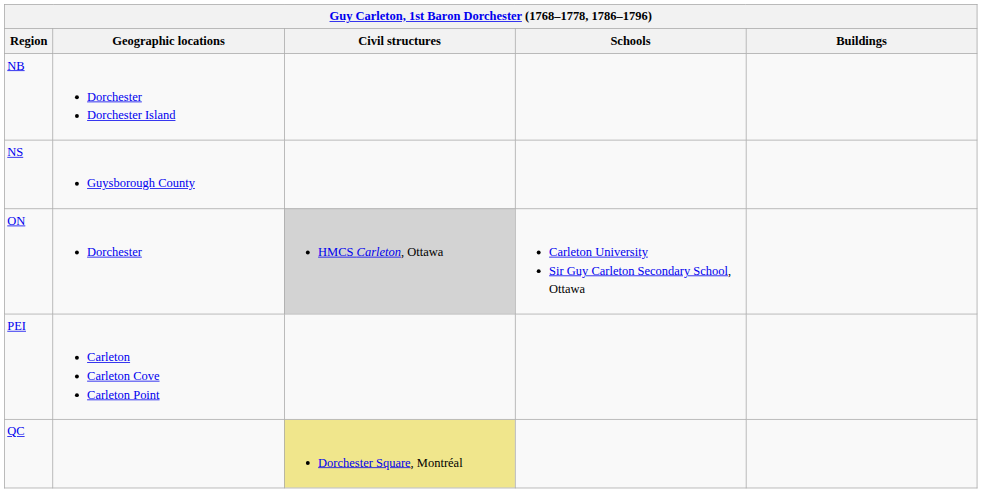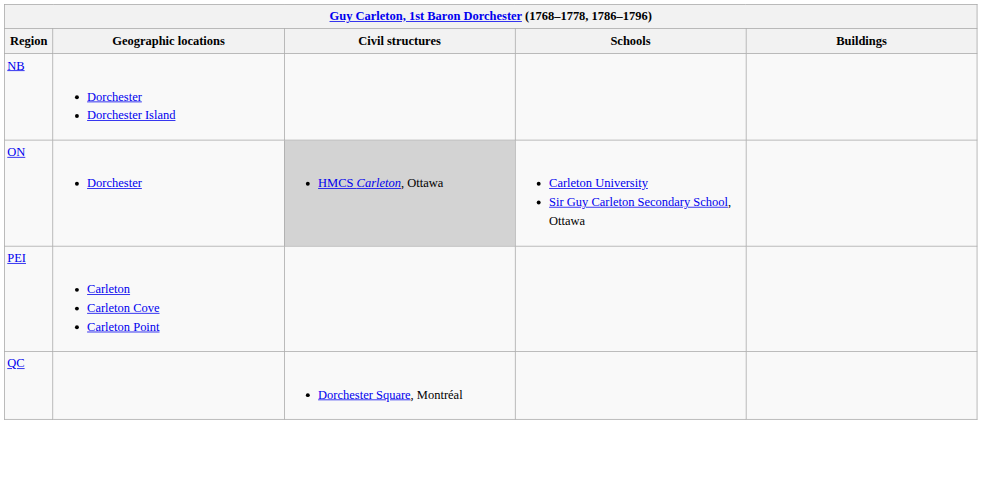- row: (15, 152)
(400, 463) khaki background -> (400, 395) no background
